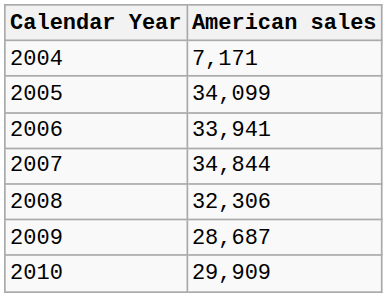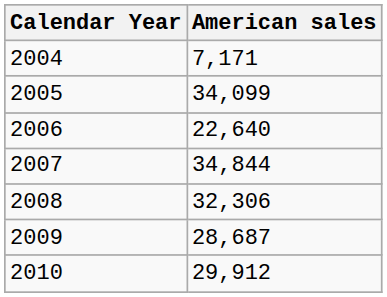(231, 130) 33,941 -> (231, 130) 22,640
(231, 273) 29,909 -> (231, 273) 29,912
